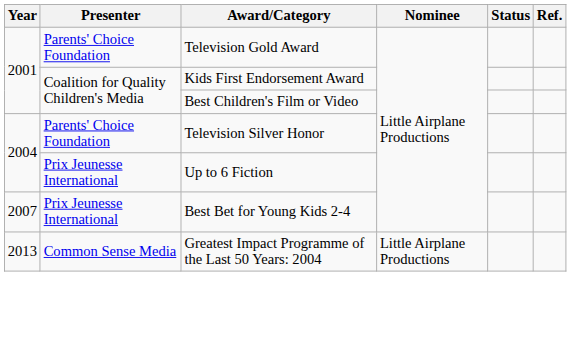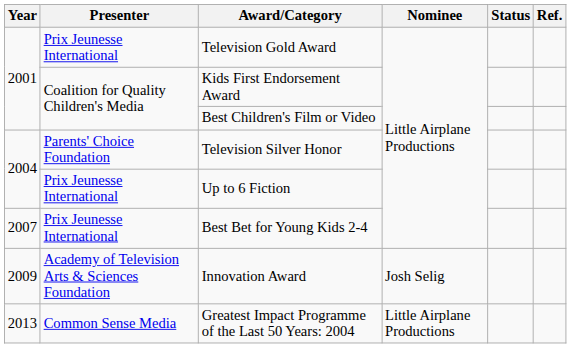(89, 47) Parents' Choice Foundation -> (83, 47) Prix Jeunesse International
+ row: (254, 275)
